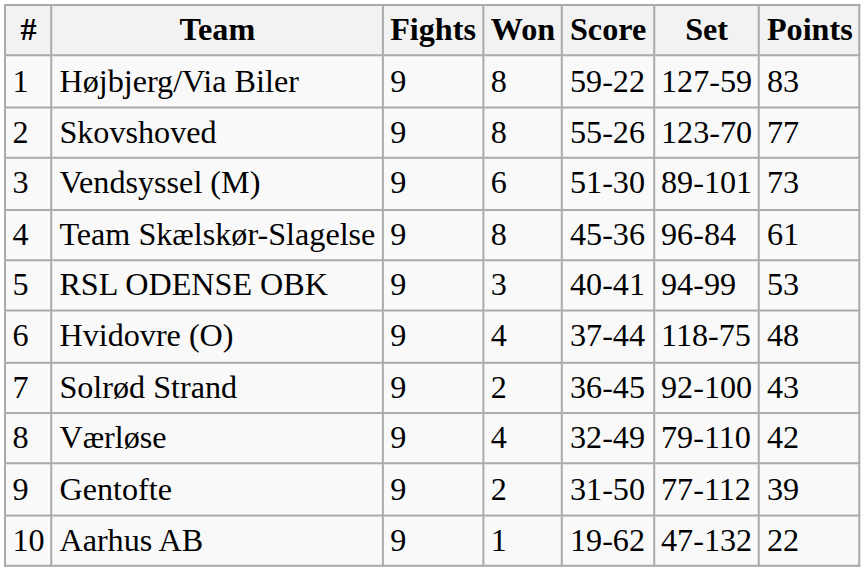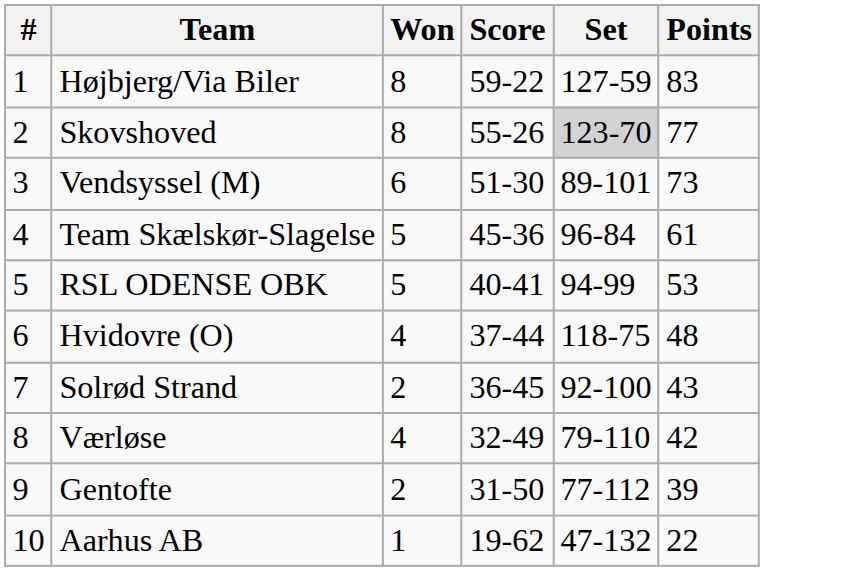- column: (433, 30)
(707, 132) no background -> (606, 132) lightgrey background
(499, 234) 8 -> (398, 234) 5
(499, 285) 3 -> (398, 285) 5
